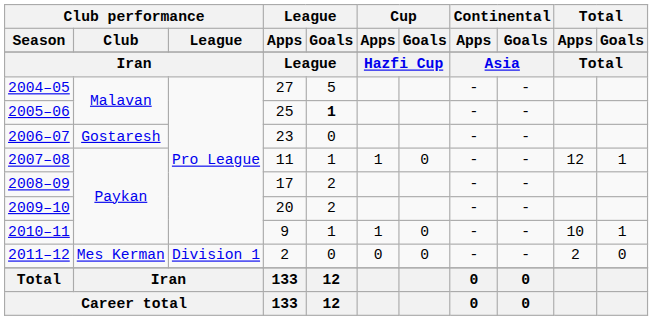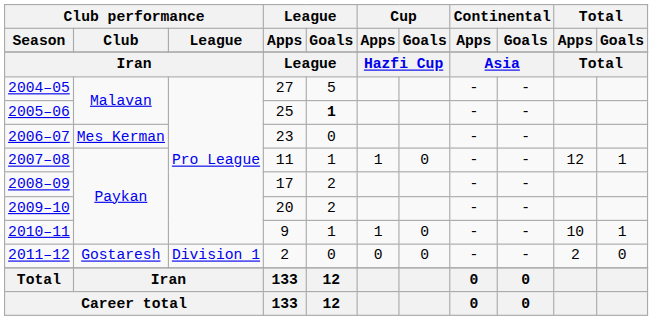(121, 136) Gostaresh -> (121, 136) Mes Kerman
(121, 256) Mes Kerman -> (121, 256) Gostaresh
